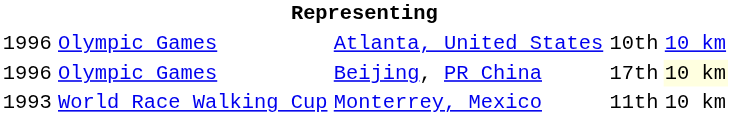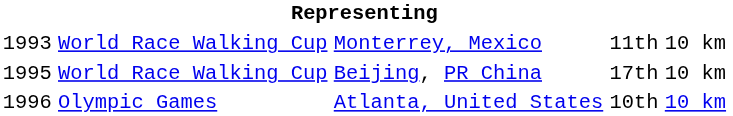rows swapped: (438, 103) <-> (468, 43)
(27, 73) 1996 -> (27, 73) 1995
(138, 73) Olympic Games -> (193, 73) World Race Walking Cup
(695, 73) lightyellow background -> (695, 73) no background
